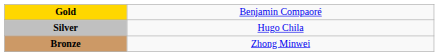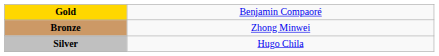rows swapped: (66, 28) <-> (66, 43)
